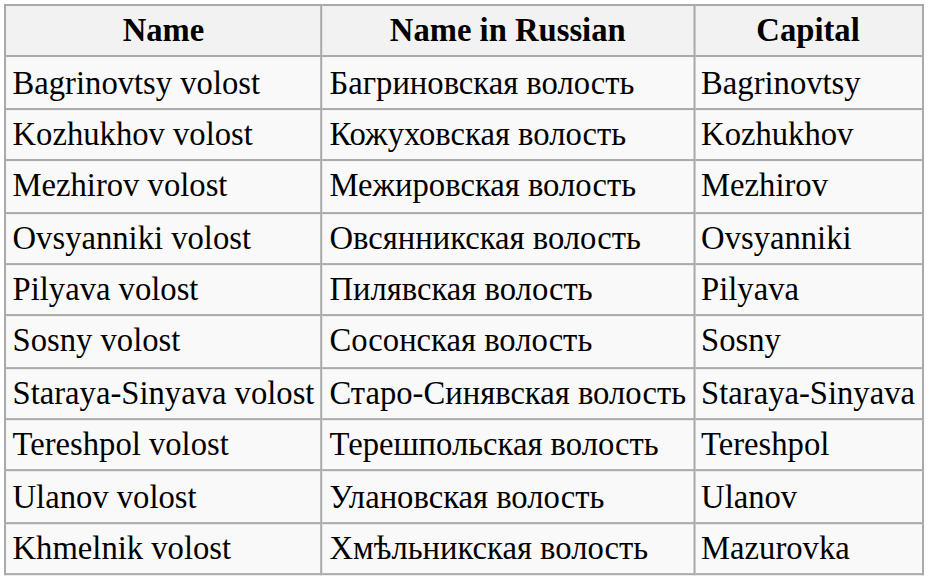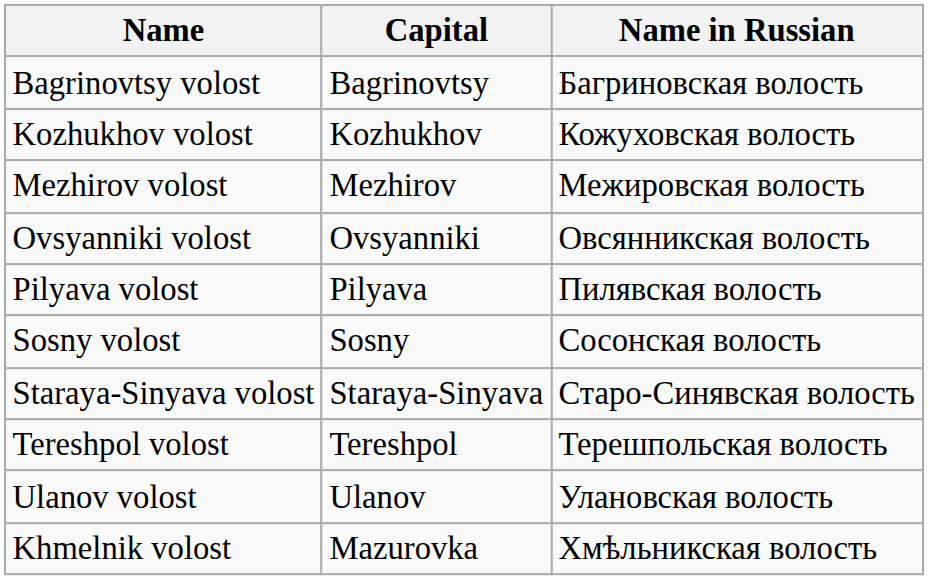columns swapped: (508, 30) <-> (808, 30)
